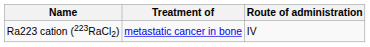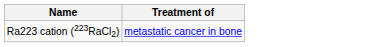- column: (305, 13)
